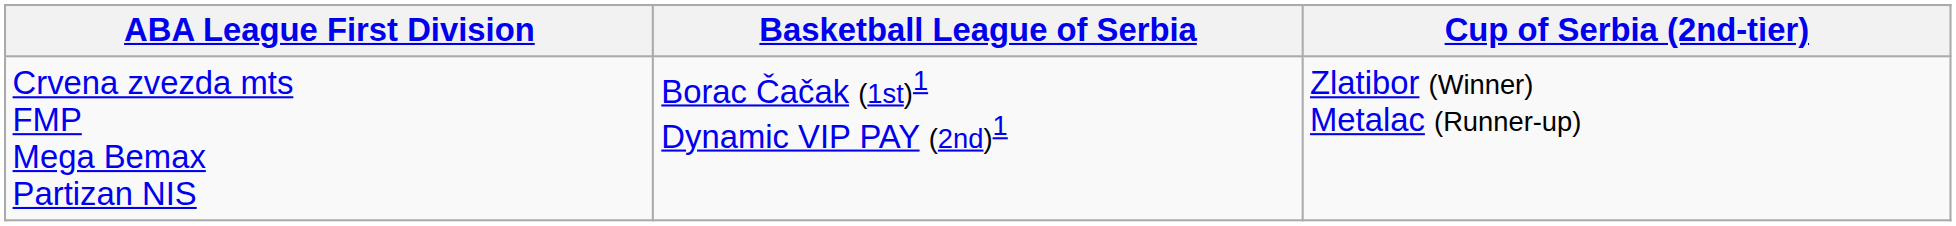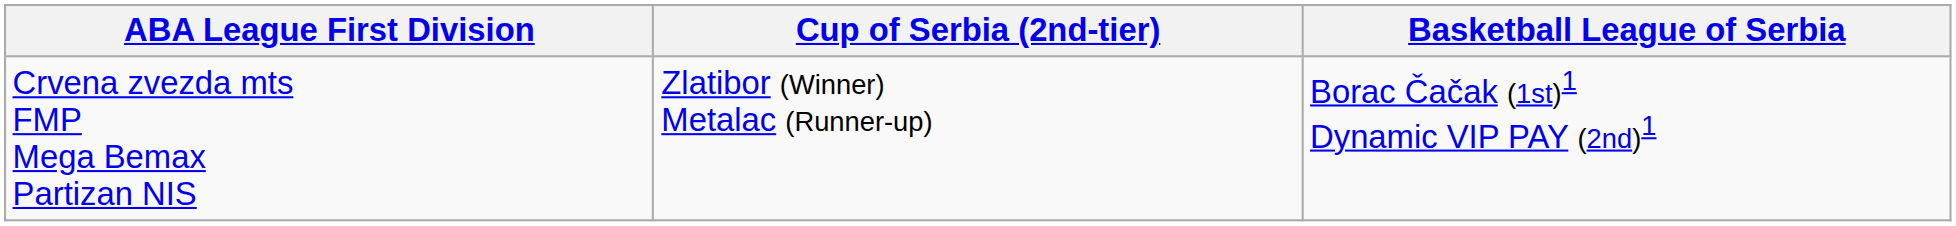columns swapped: (978, 30) <-> (1627, 30)
